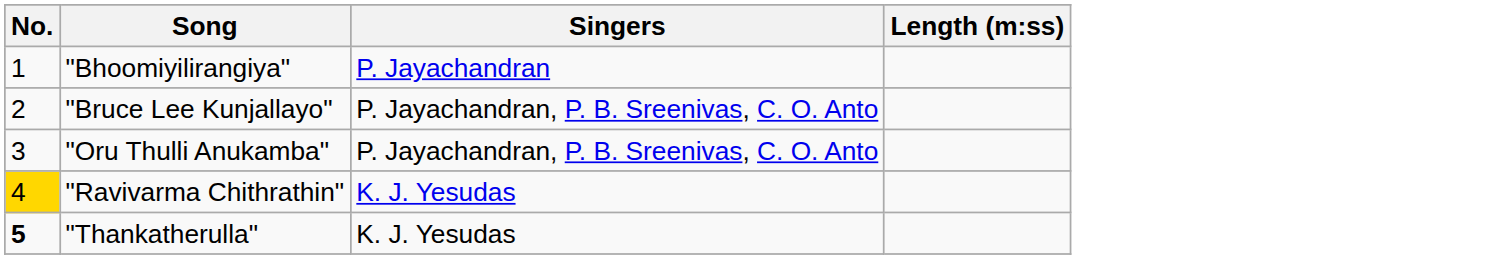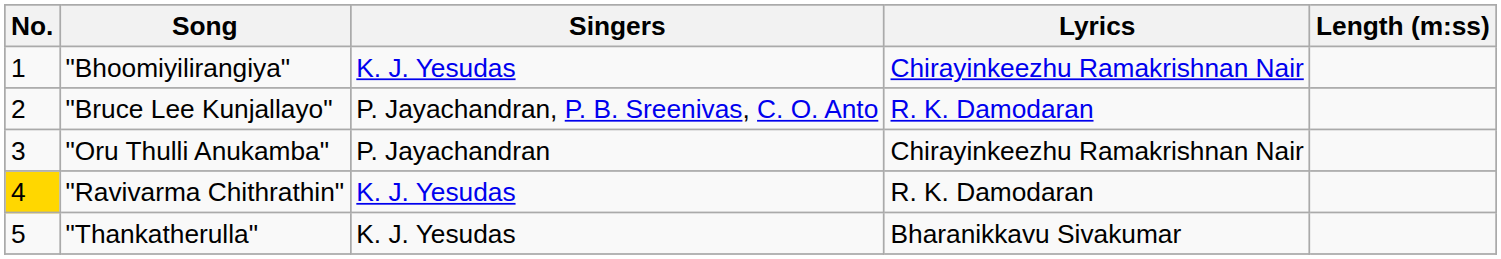+ column: (1097, 26)
(453, 67) P. Jayachandran -> (436, 67) K. J. Yesudas
(617, 151) P. Jayachandran, P. B. Sreenivas, C. O. Anto -> (453, 151) P. Jayachandran
(18, 234) bold -> (18, 234) normal
